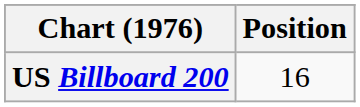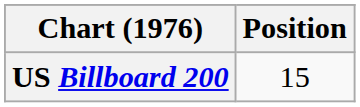(295, 76) 16 -> (295, 76) 15
